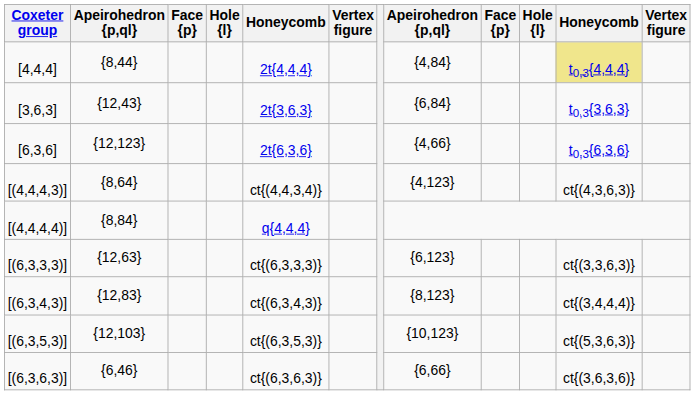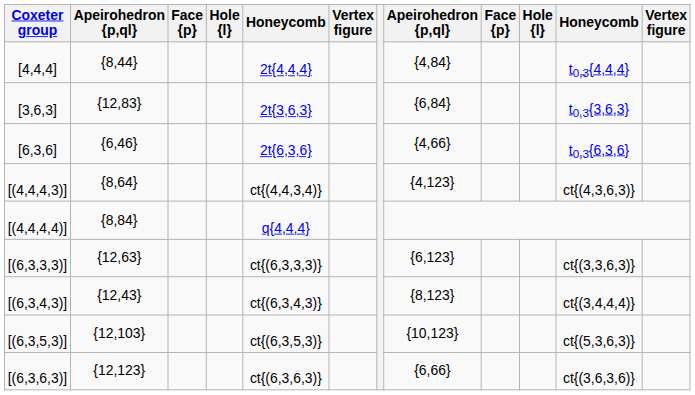(599, 70) khaki background -> (599, 70) no background
(119, 103) {12,43} -> (119, 103) {12,83}
(119, 143) {12,123} -> (119, 143) {6,46}
(119, 295) {12,83} -> (119, 295) {12,43}
(119, 371) {6,46} -> (119, 371) {12,123}
